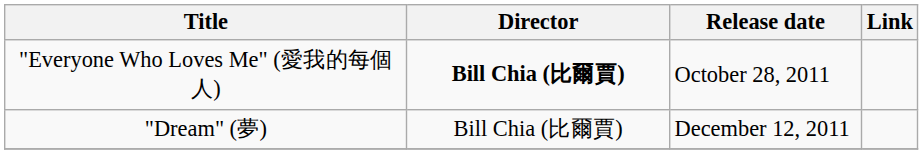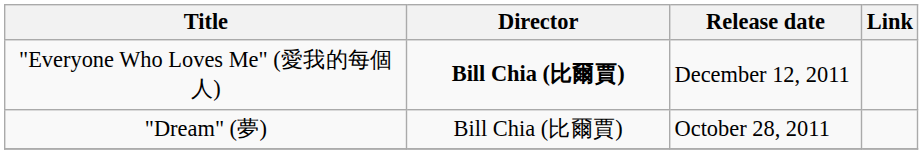(752, 74) October 28, 2011 -> (762, 74) December 12, 2011
(762, 129) December 12, 2011 -> (752, 129) October 28, 2011
